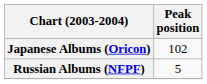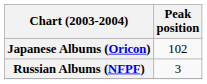(178, 68) 5 -> (178, 68) 3
